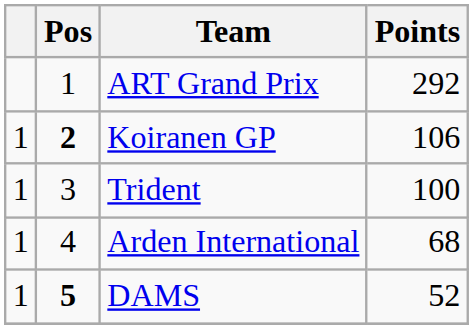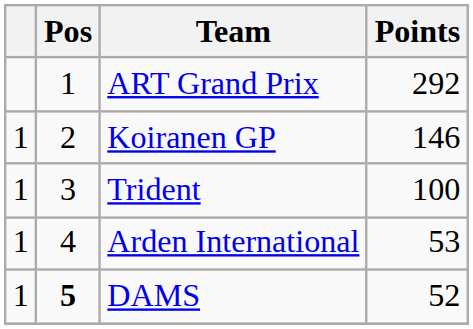(68, 136) bold -> (68, 136) normal
(436, 136) 106 -> (436, 136) 146
(444, 242) 68 -> (444, 242) 53
